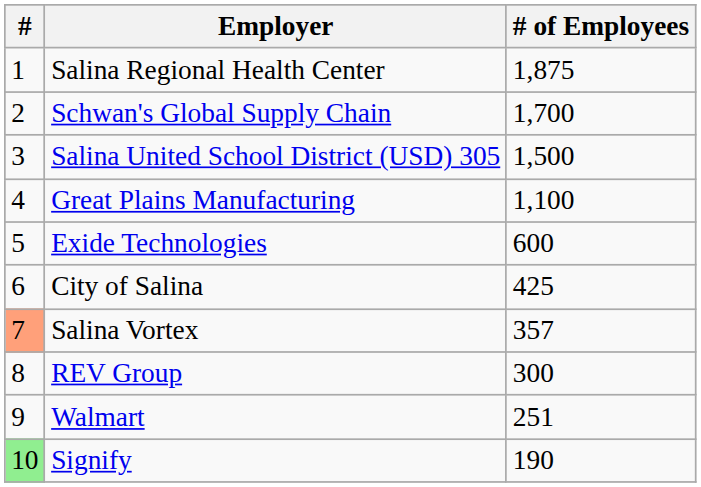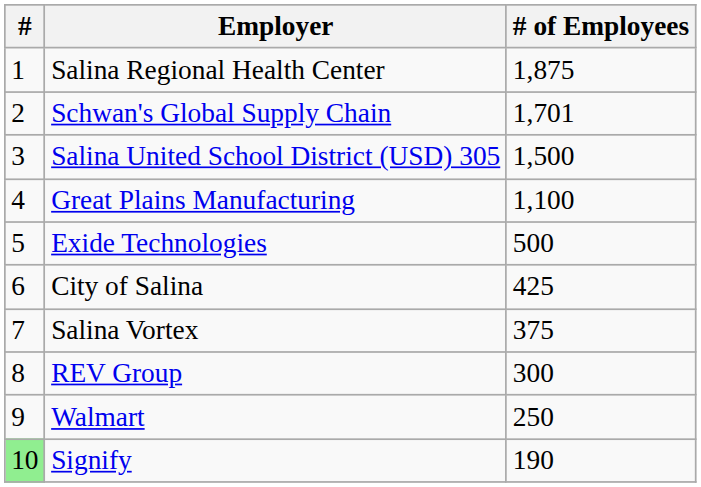(544, 112) 1,700 -> (544, 112) 1,701
(533, 243) 600 -> (533, 243) 500
(18, 329) lightsalmon background -> (18, 329) no background
(533, 329) 357 -> (533, 329) 375
(533, 416) 251 -> (533, 416) 250
